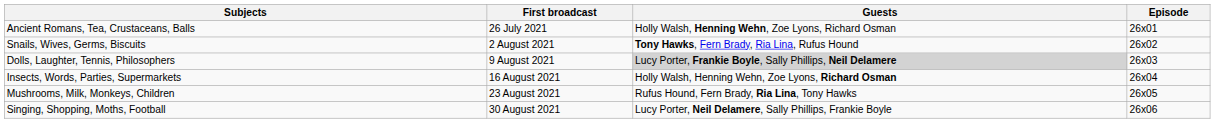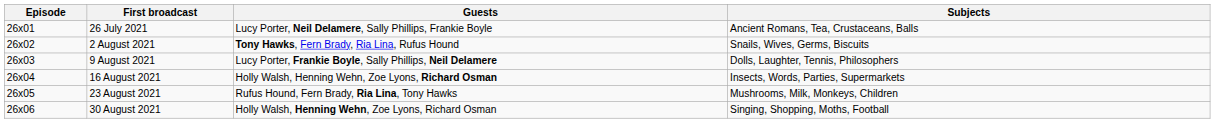columns swapped: (1169, 12) <-> (245, 12)
(766, 28) Holly Walsh, Henning Wehn, Zoe Lyons, Richard Osman -> (364, 28) Lucy Porter, Neil Delamere, Sally Phillips, Frankie Boyle
(766, 61) lightgrey background -> (366, 61) no background
(763, 110) Lucy Porter, Neil Delamere, Sally Phillips, Frankie Boyle -> (366, 110) Holly Walsh, Henning Wehn, Zoe Lyons, Richard Osman
